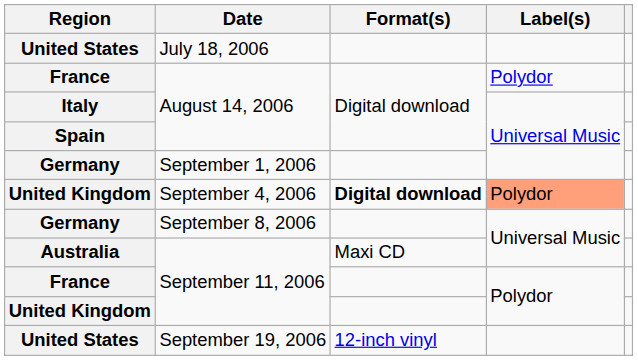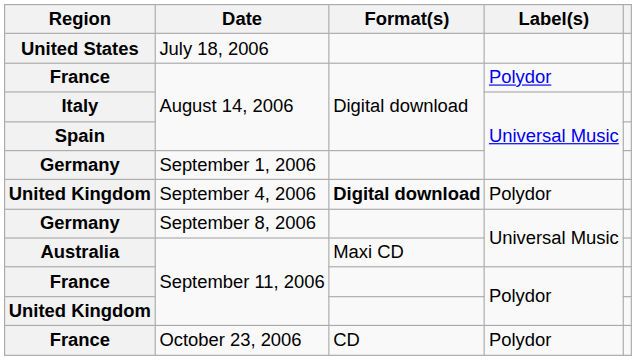(521, 194) lightsalmon background -> (520, 194) no background
- row: (80, 340)
+ row: (80, 340)
